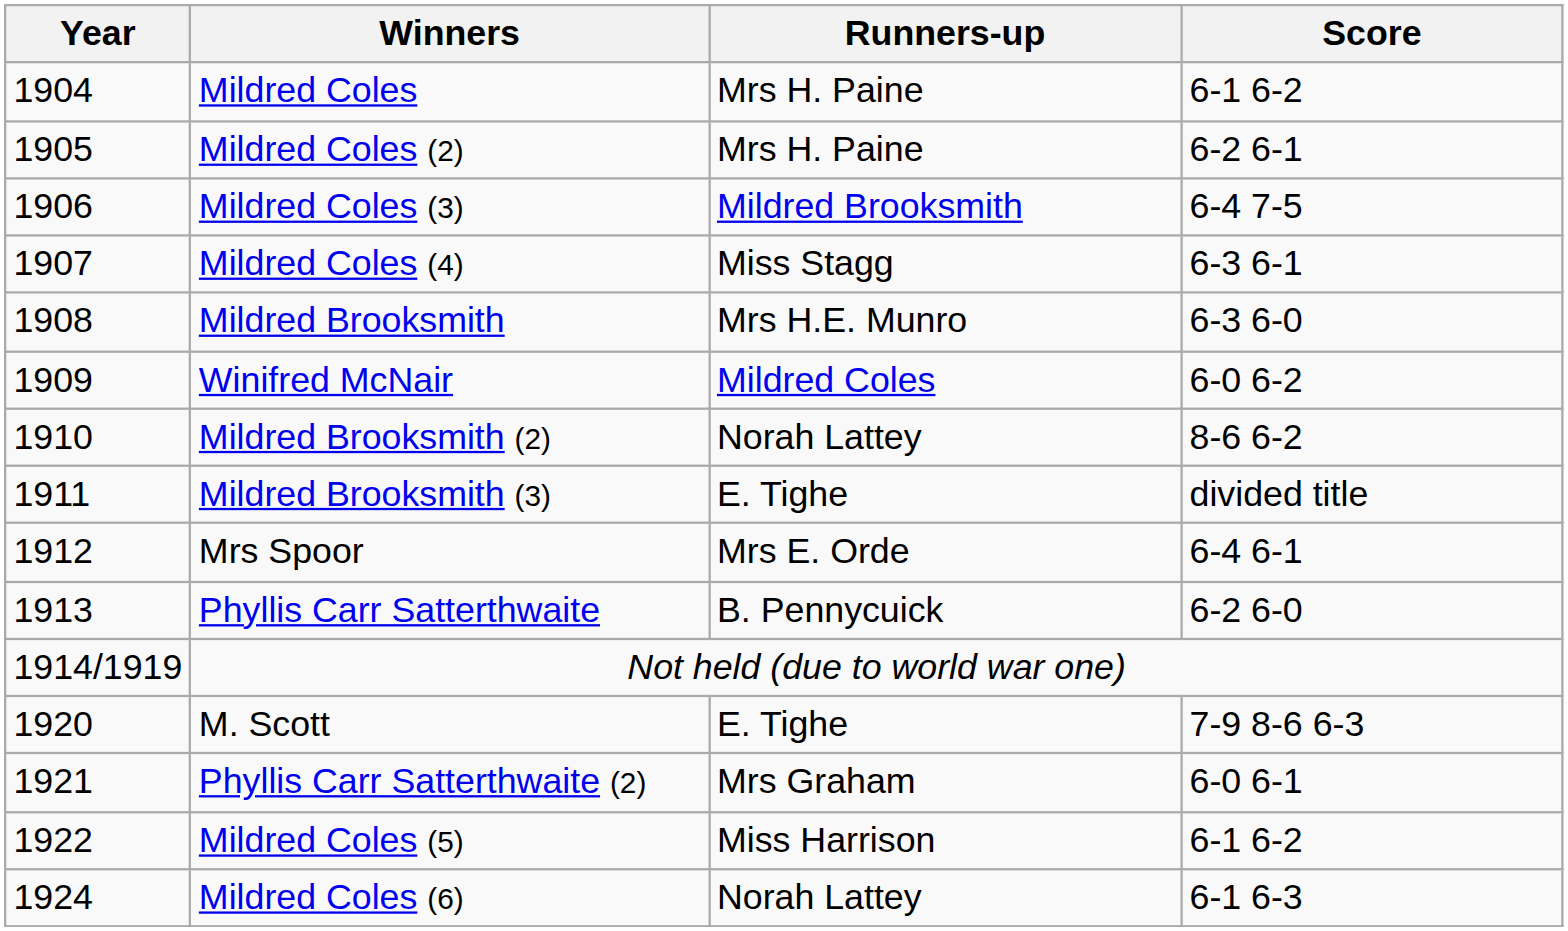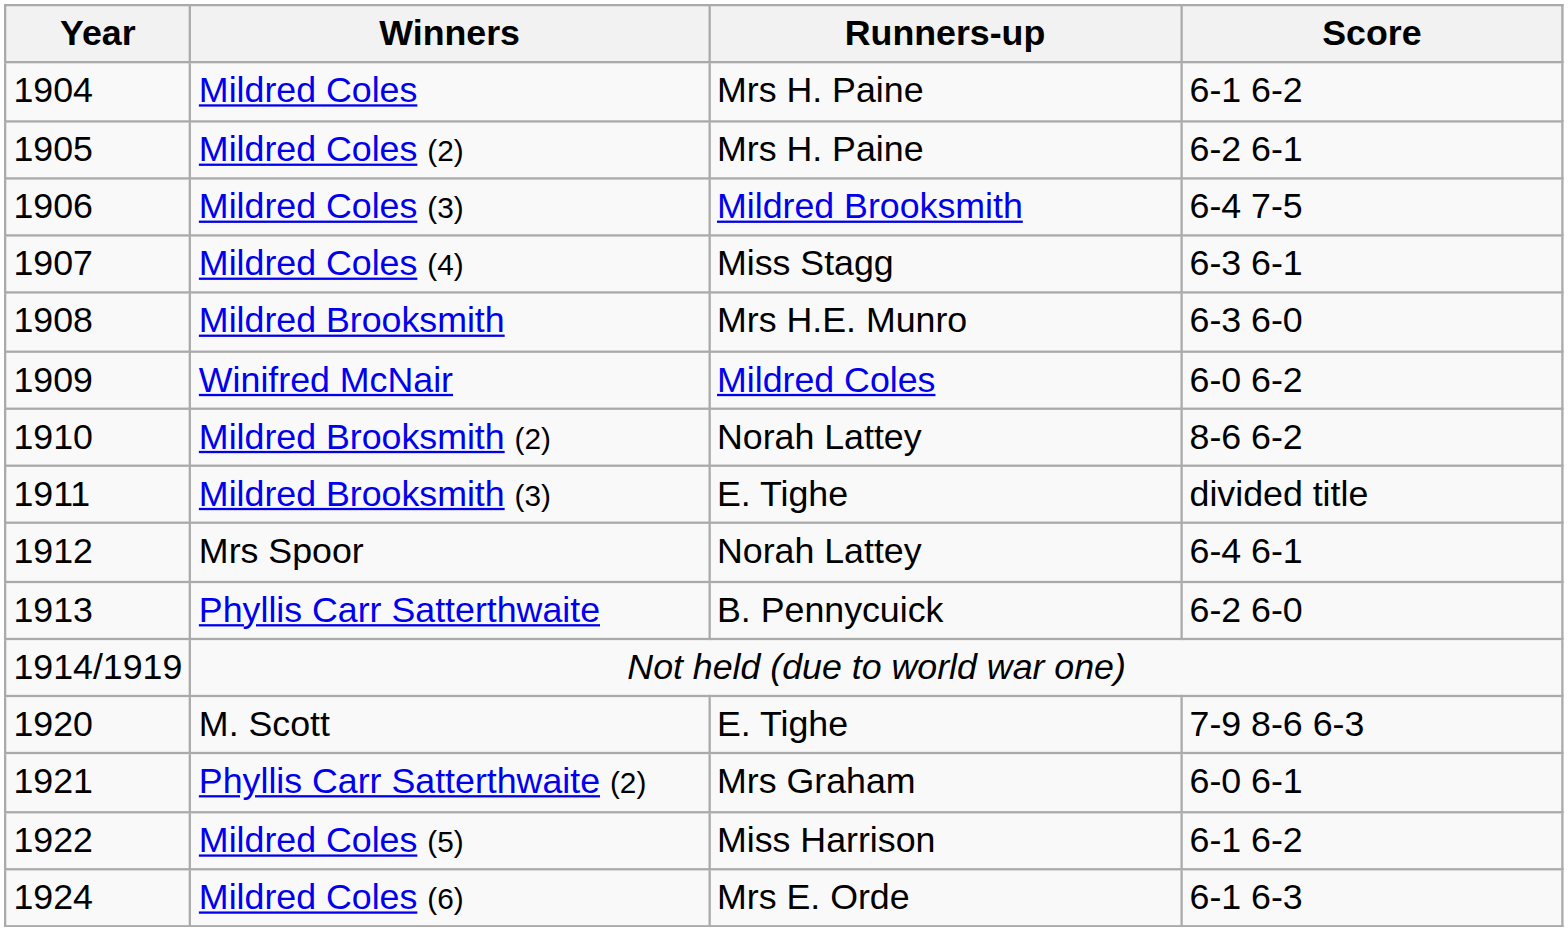(813, 551) Mrs E. Orde -> (819, 551) Norah Lattey
(819, 896) Norah Lattey -> (813, 896) Mrs E. Orde
